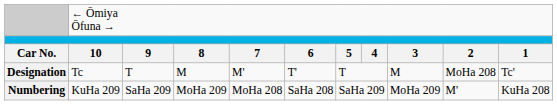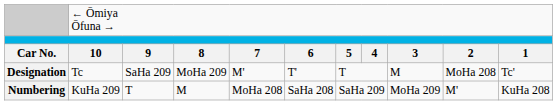(129, 71) T -> (148, 71) SaHa 209
(182, 71) M -> (201, 71) MoHa 209
(148, 90) SaHa 209 -> (129, 90) T
(201, 90) MoHa 209 -> (182, 90) M
